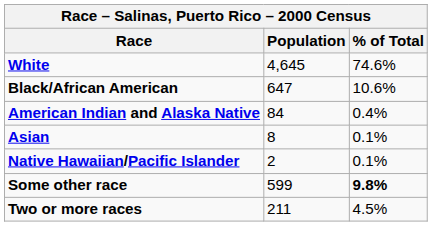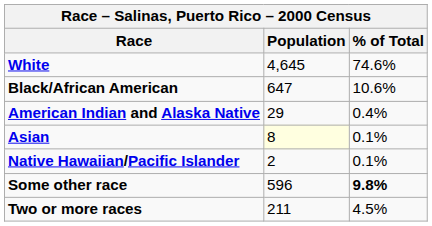(275, 112) 84 -> (275, 112) 29
(271, 137) no background -> (271, 137) lightyellow background
(280, 185) 599 -> (280, 185) 596
